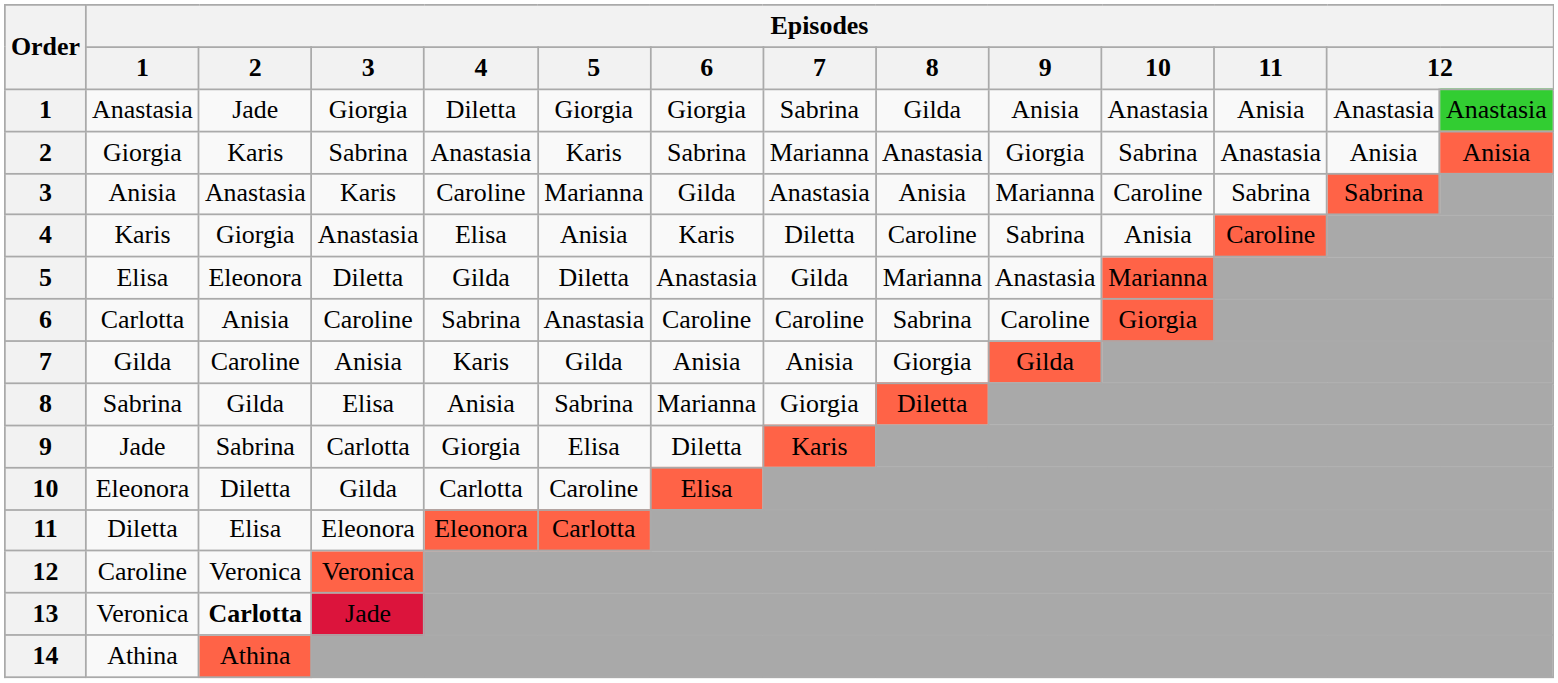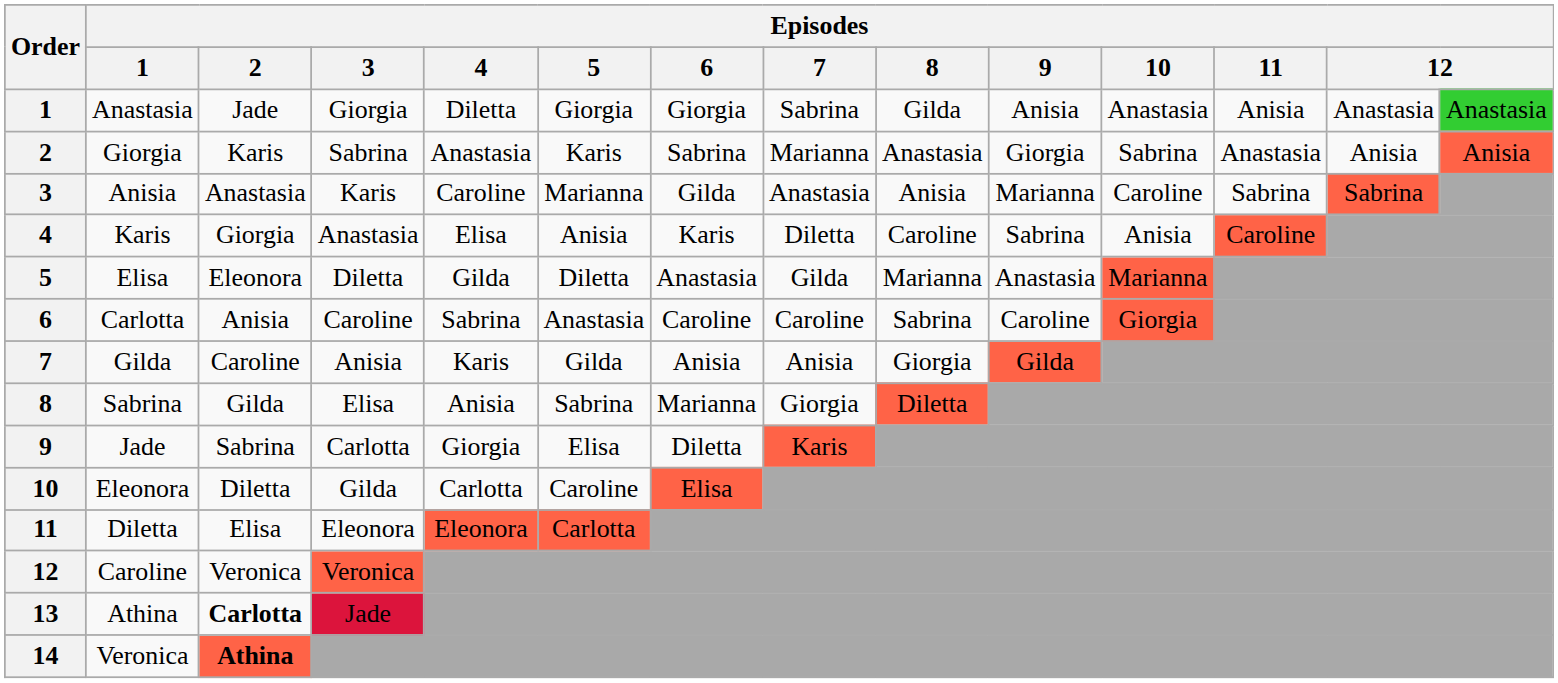(142, 613) Veronica -> (142, 613) Athina
(142, 655) Athina -> (142, 655) Veronica
(255, 655) normal -> (255, 655) bold
